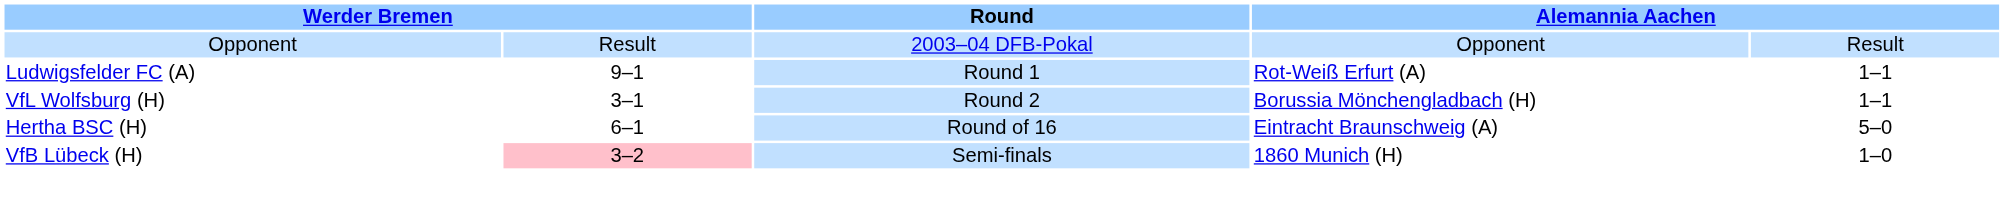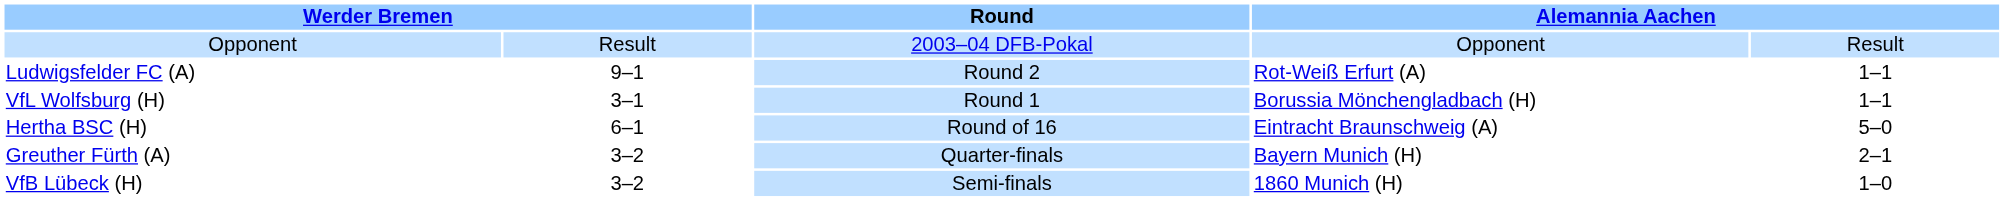(1002, 72) Round 1 -> (1002, 72) Round 2
(1002, 100) Round 2 -> (1002, 100) Round 1
+ row: (88, 155)
(627, 155) pink background -> (627, 183) no background
